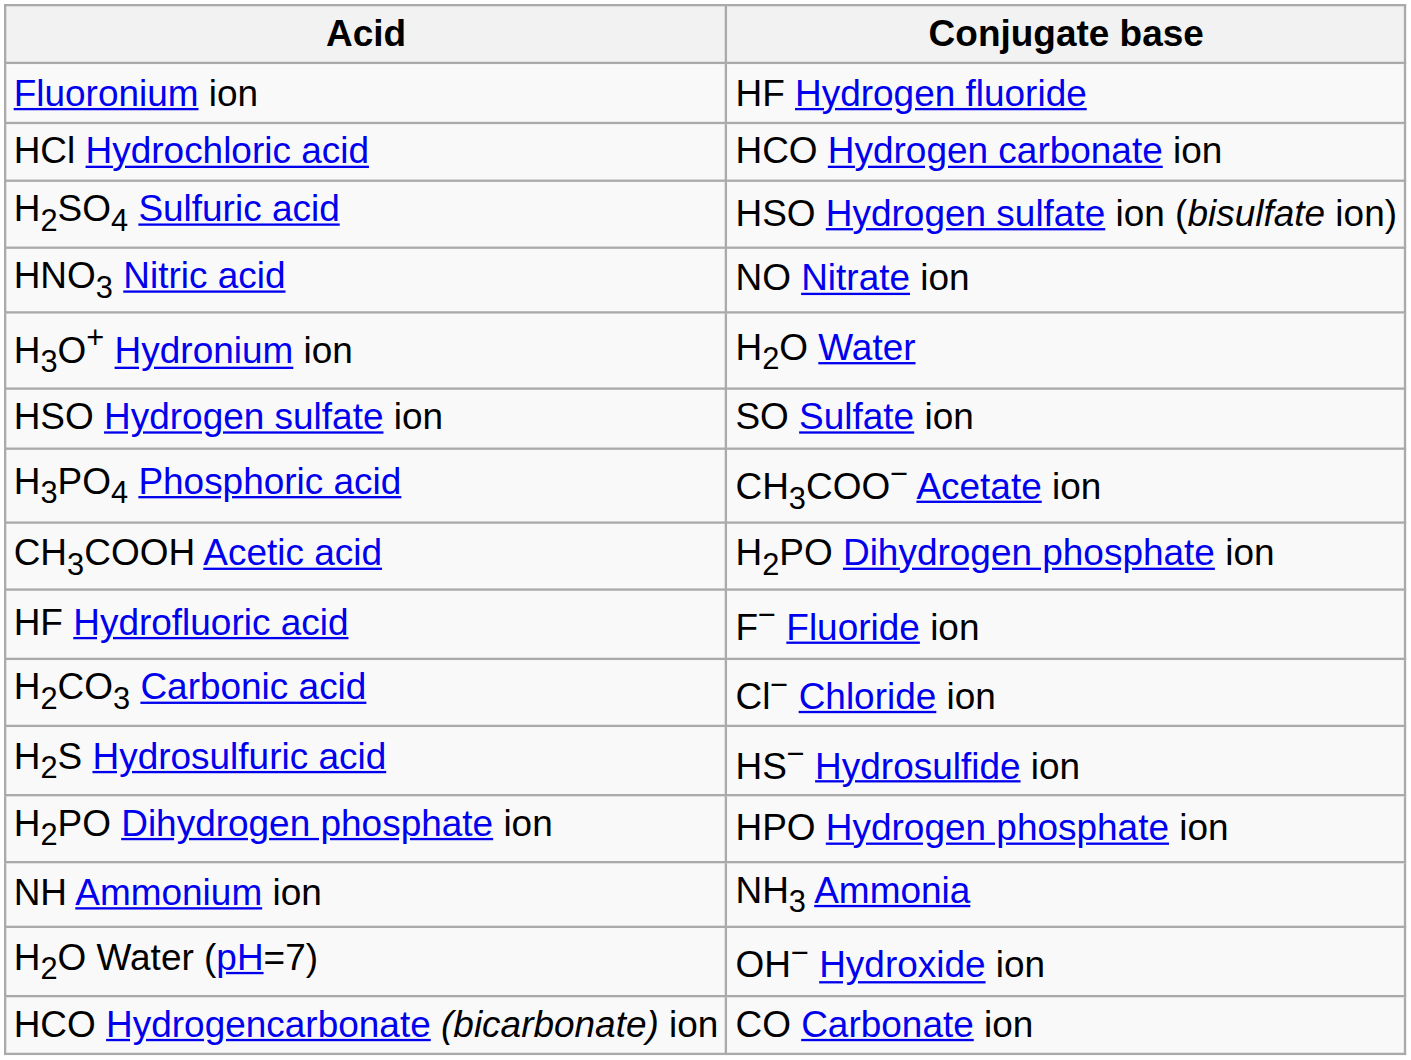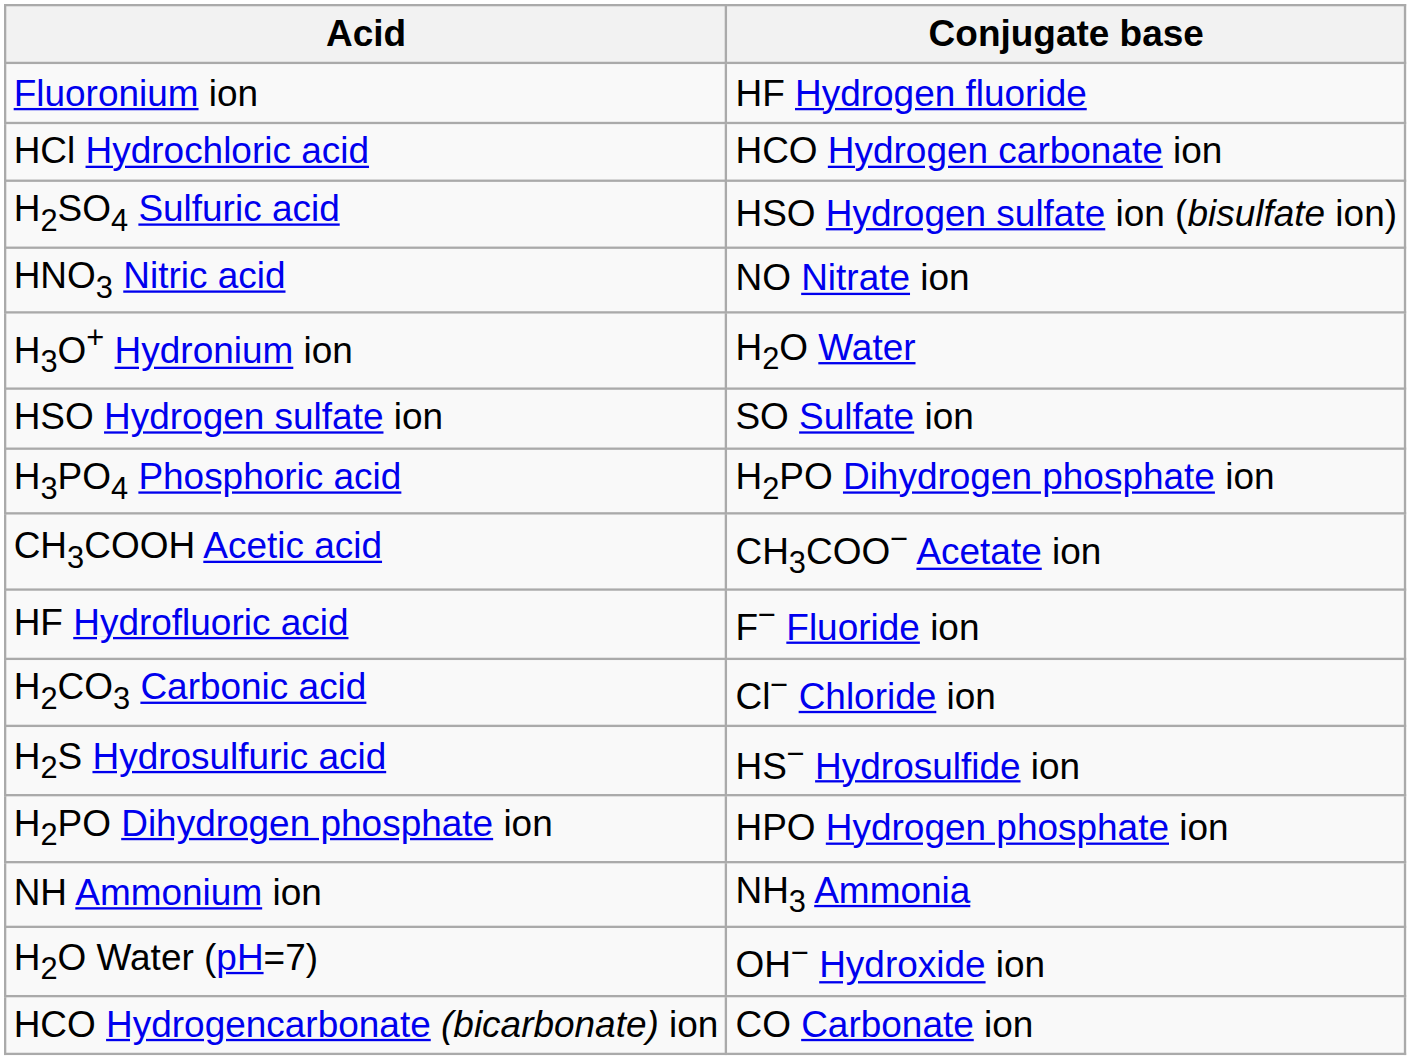(918, 486) CH3COO− Acetate ion -> (1005, 481) H2PO Dihydrogen phosphate ion
(1005, 557) H2PO Dihydrogen phosphate ion -> (918, 552) CH3COO− Acetate ion
